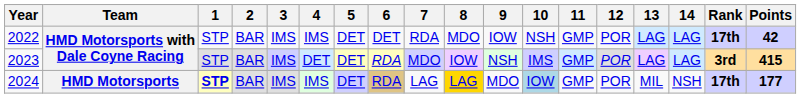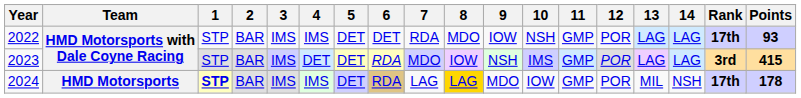(771, 37) 42 -> (771, 37) 93
(541, 81) lightblue background -> (541, 81) no background
(771, 81) 177 -> (771, 81) 178
